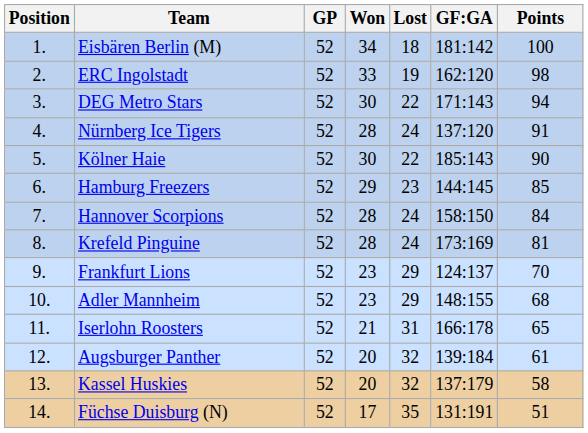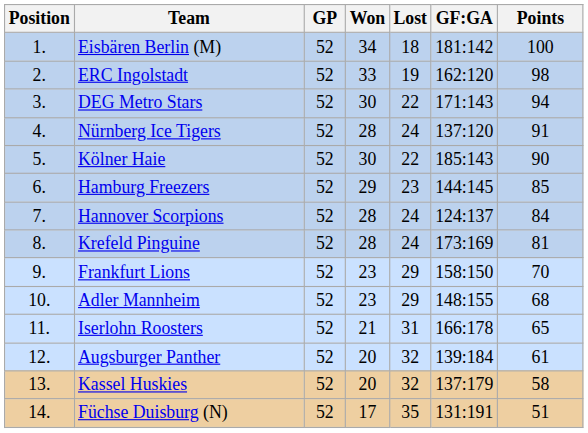(464, 215) 158:150 -> (464, 215) 124:137
(464, 272) 124:137 -> (464, 272) 158:150
